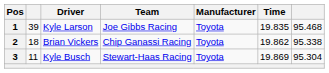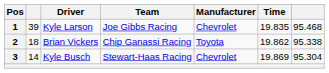(210, 27) Toyota -> (216, 27) Chevrolet
(33, 57) 11 -> (33, 57) 14
(210, 57) Toyota -> (216, 57) Chevrolet
